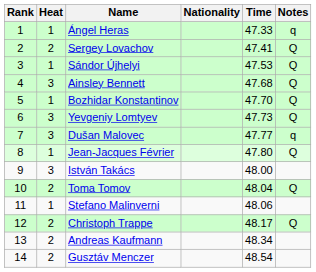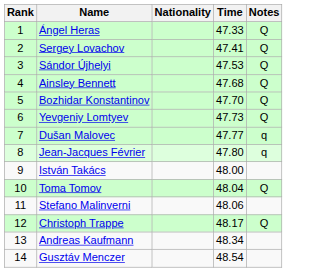- column: (51, 13)
(293, 30) q -> (264, 30) Q
(293, 153) Q -> (264, 153) q
